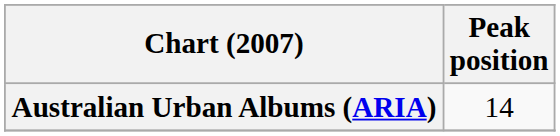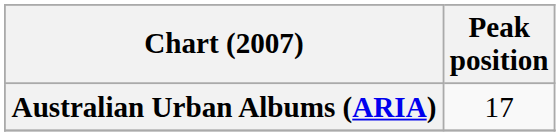(499, 106) 14 -> (499, 106) 17
